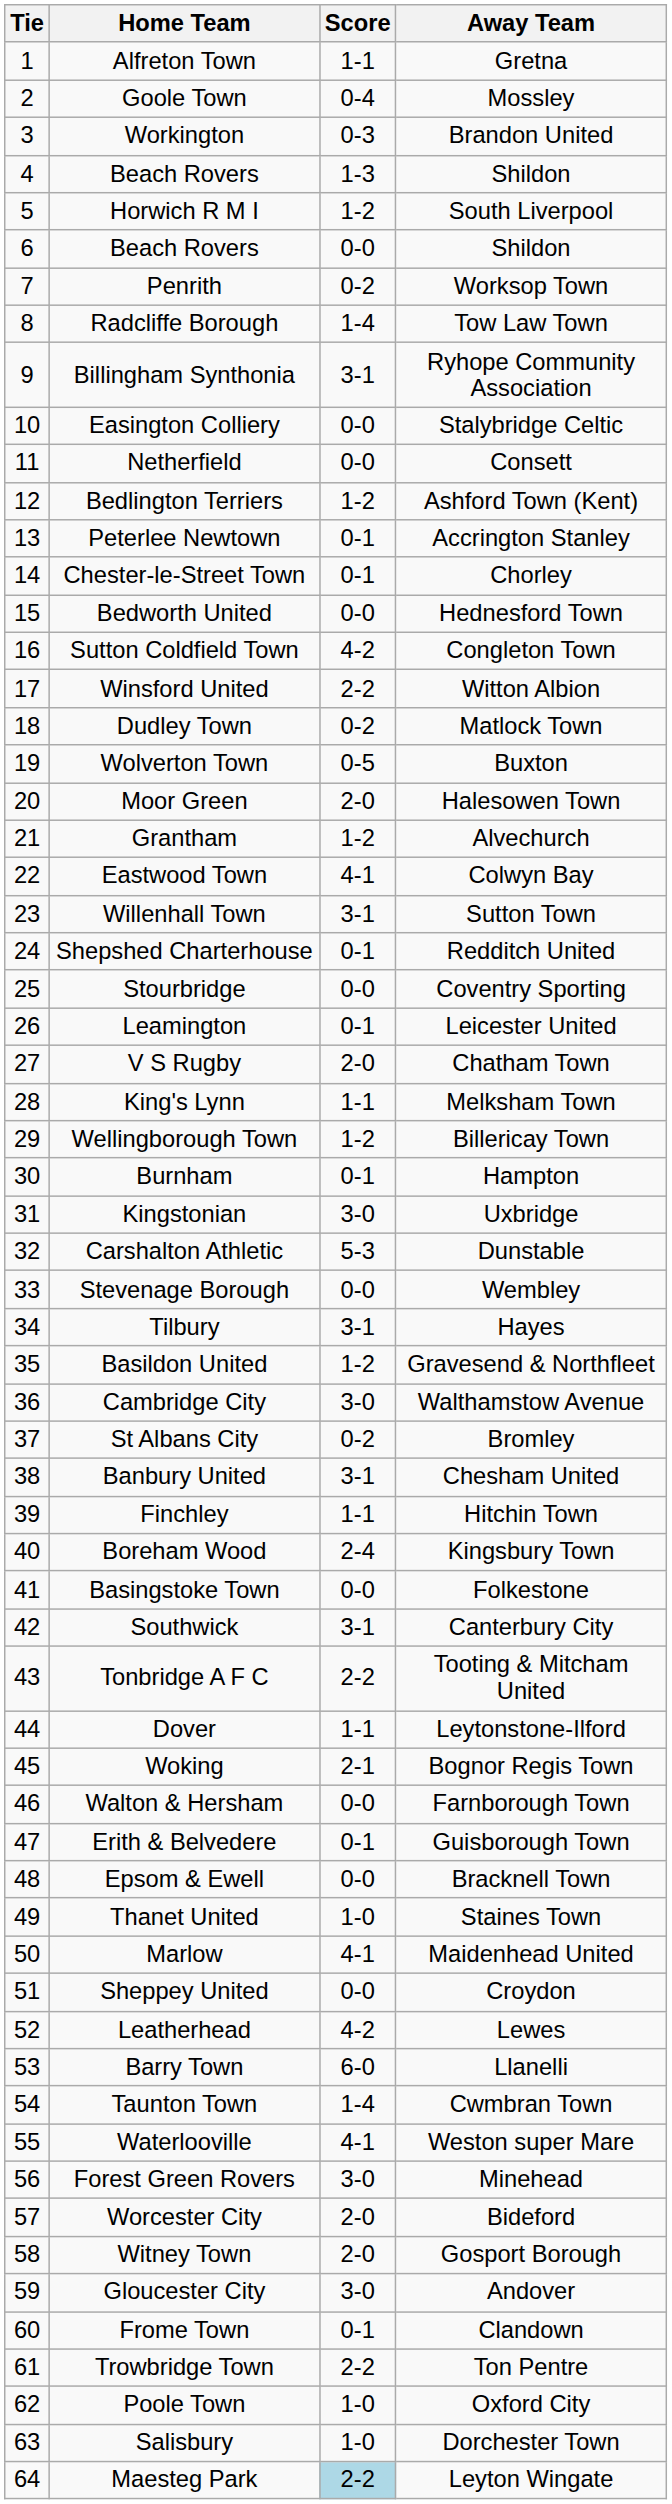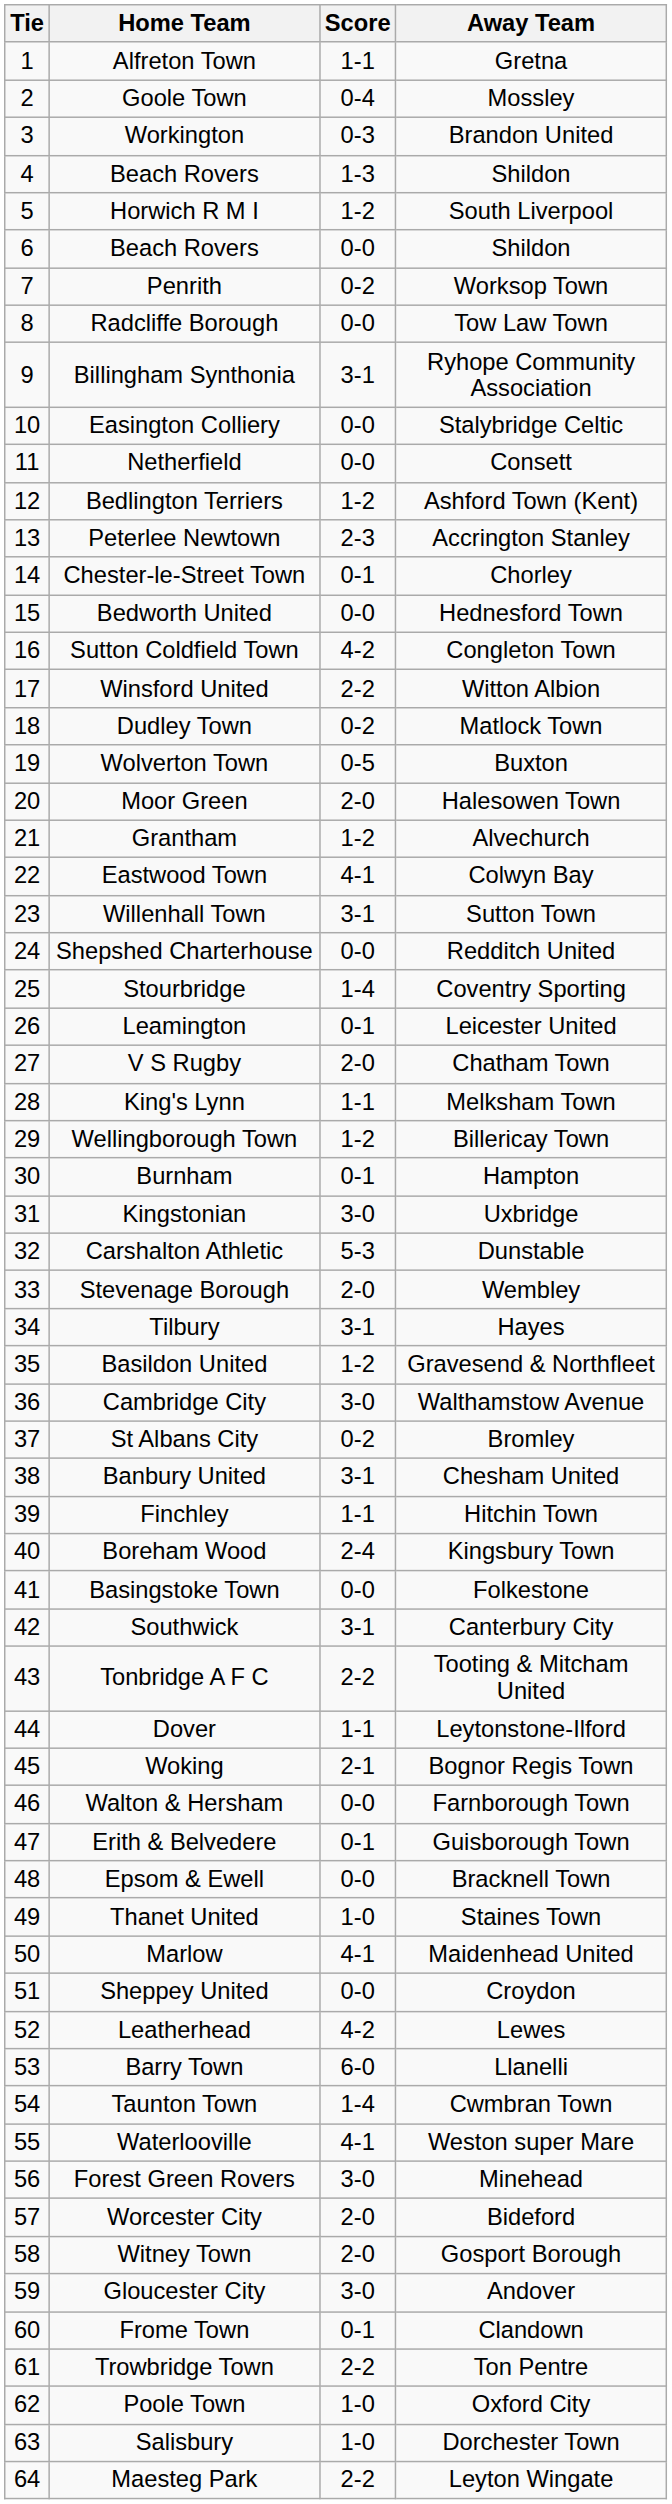(358, 323) 1-4 -> (358, 323) 0-0
(358, 538) 0-1 -> (358, 538) 2-3
(358, 951) 0-1 -> (358, 951) 0-0
(358, 988) 0-0 -> (358, 988) 1-4
(358, 1289) 0-0 -> (358, 1289) 2-0
(358, 2480) lightblue background -> (358, 2480) no background
